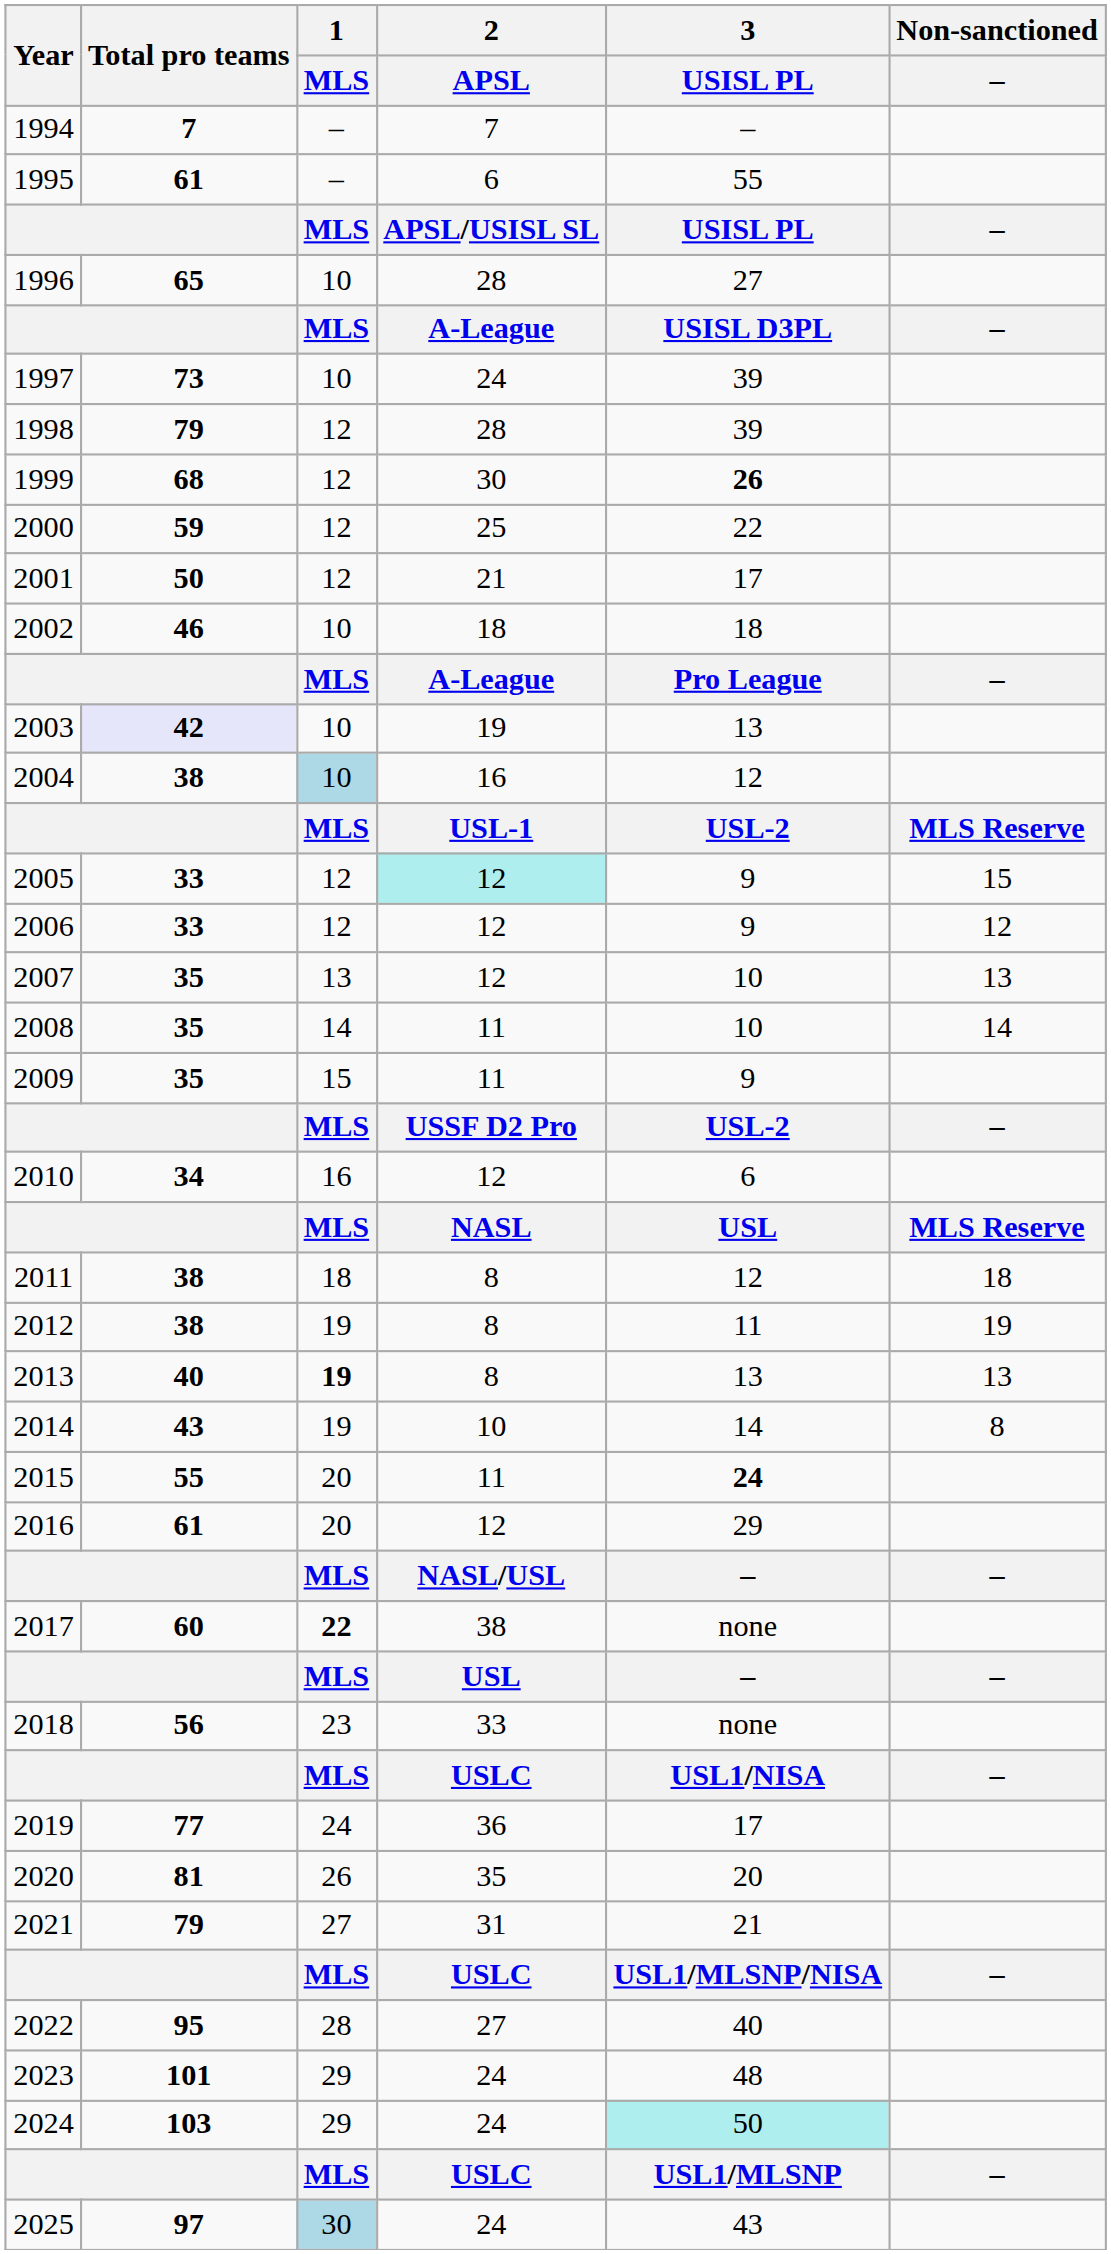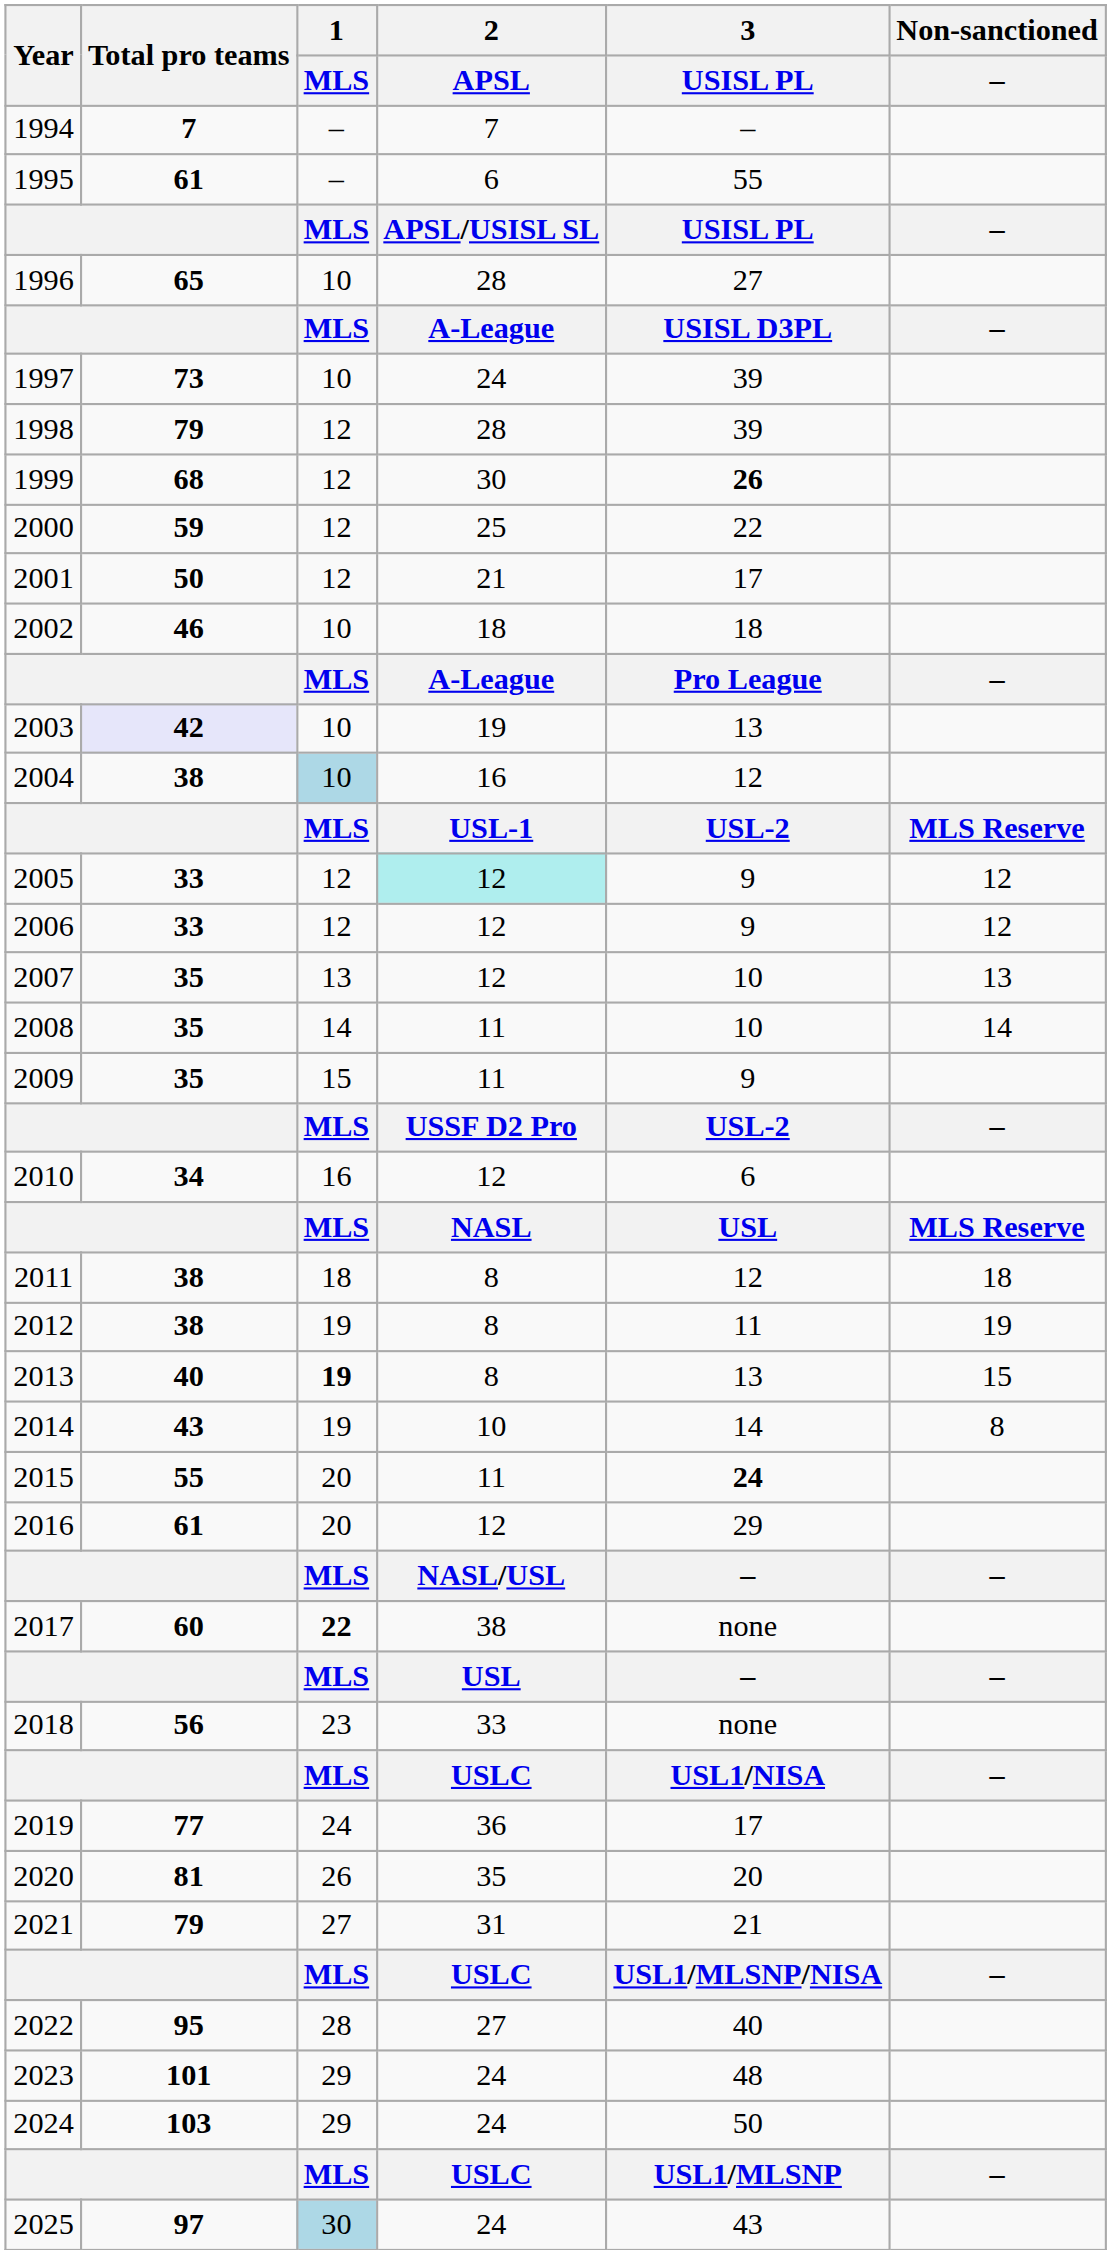(997, 877) 15 -> (997, 877) 12
(997, 1376) 13 -> (997, 1376) 15
(748, 2124) paleturquoise background -> (748, 2124) no background
